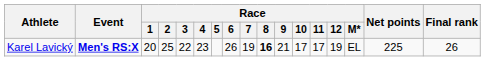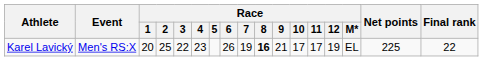(108, 48) bold -> (107, 48) normal
(452, 48) 26 -> (449, 48) 22
